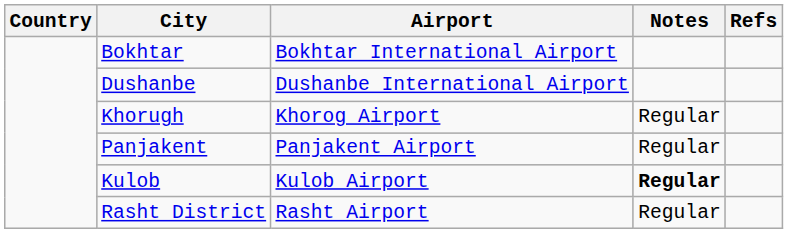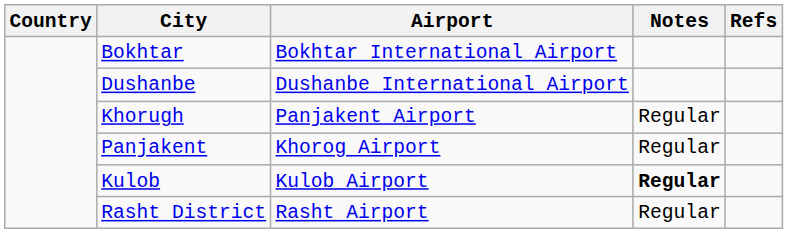(358, 117) Khorog Airport -> (376, 117) Panjakent Airport
(376, 149) Panjakent Airport -> (358, 149) Khorog Airport
